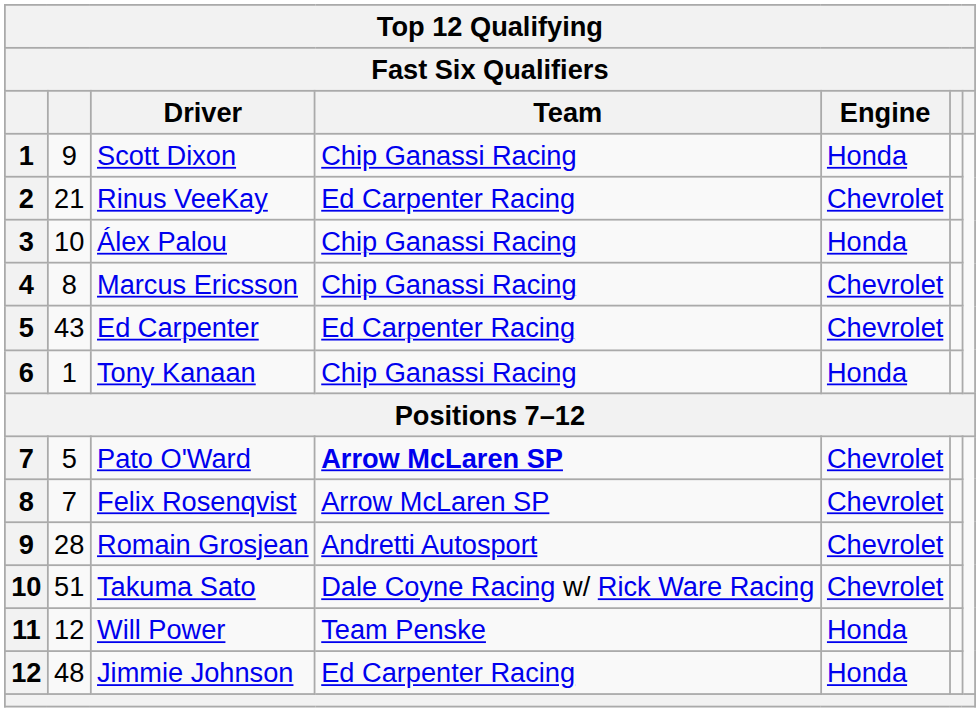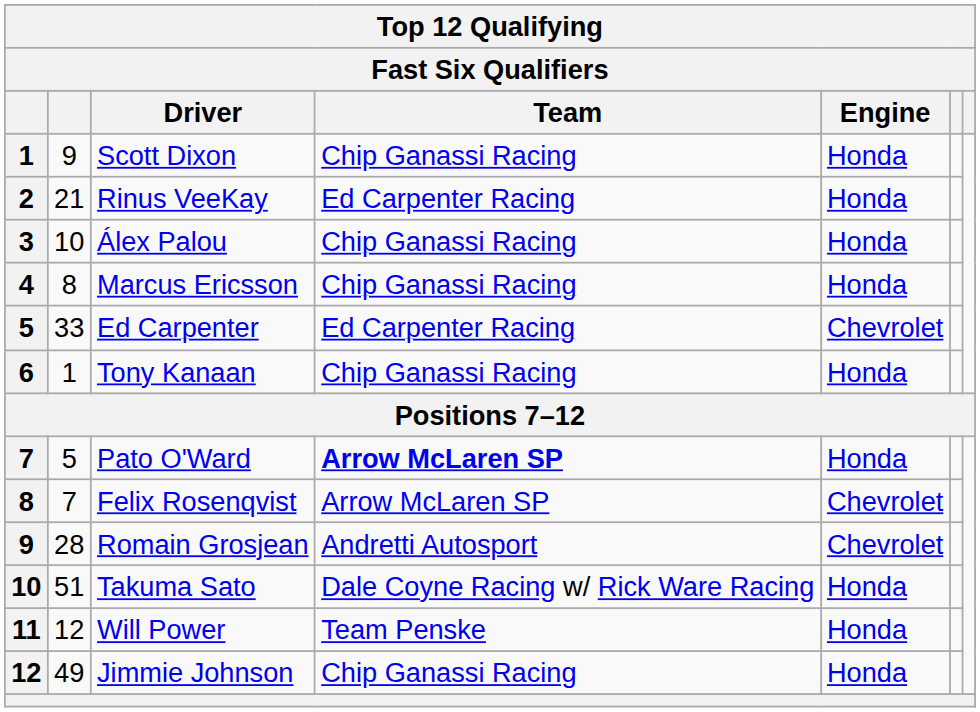(885, 199) Chevrolet -> (867, 199) Honda
(885, 285) Chevrolet -> (867, 285) Honda
(69, 328) 43 -> (69, 328) 33
(885, 457) Chevrolet -> (867, 457) Honda
(885, 587) Chevrolet -> (867, 587) Honda
(69, 673) 48 -> (69, 673) 49
(448, 673) Ed Carpenter Racing -> (449, 673) Chip Ganassi Racing
